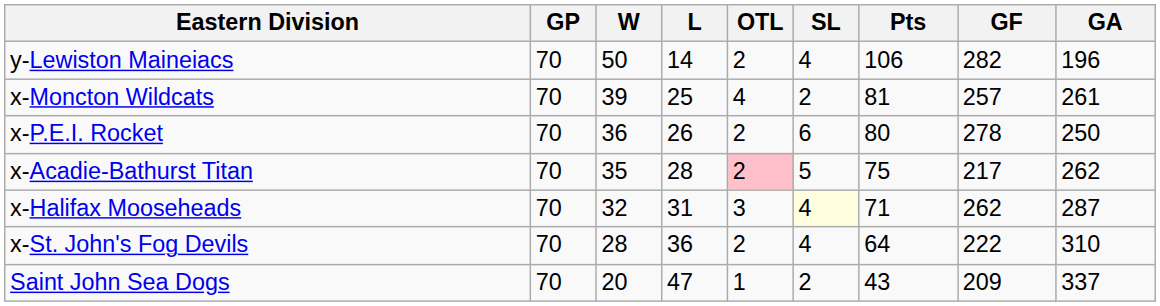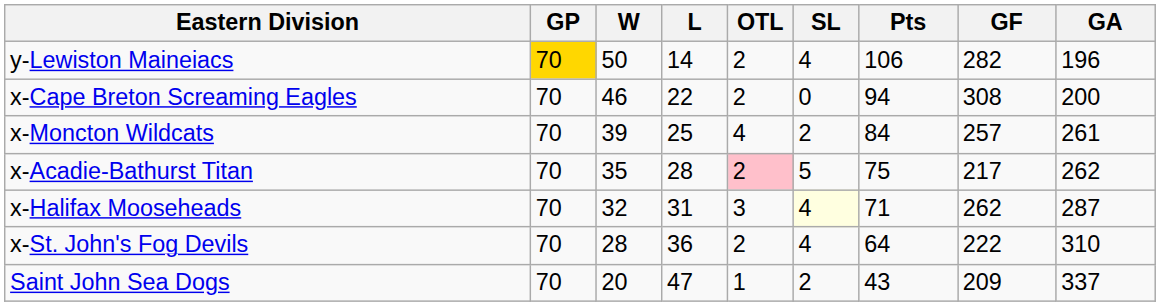(549, 60) no background -> (549, 60) gold background
+ row: (183, 97)
(877, 97) 81 -> (877, 134) 84
- row: (87, 134)
